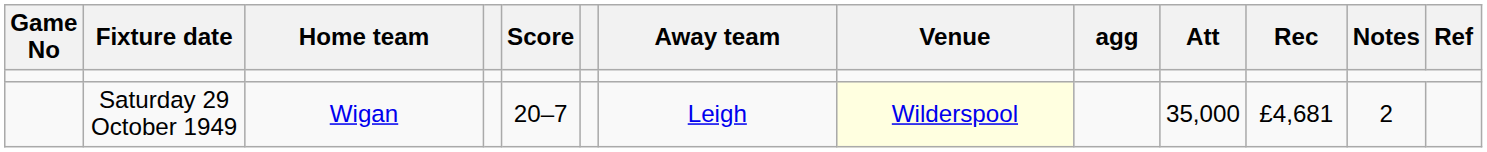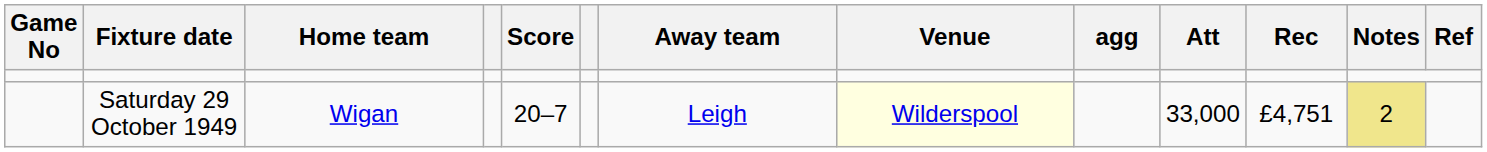(1203, 113) 35,000 -> (1203, 113) 33,000
(1296, 113) £4,681 -> (1296, 113) £4,751
(1386, 113) no background -> (1386, 113) khaki background
